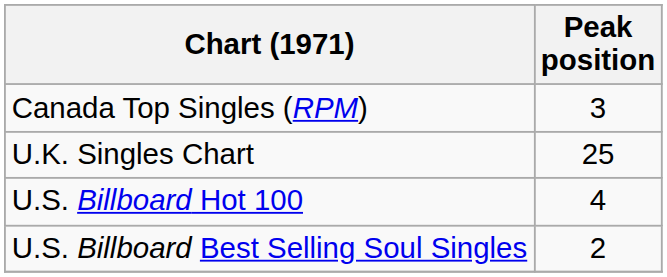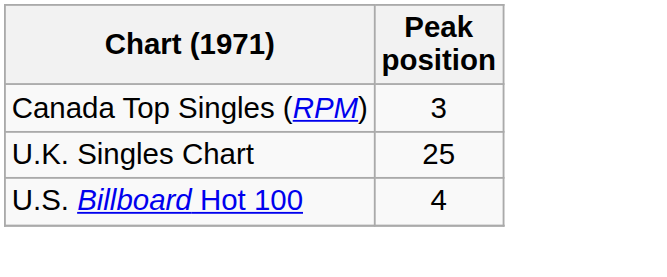- row: (269, 247)
